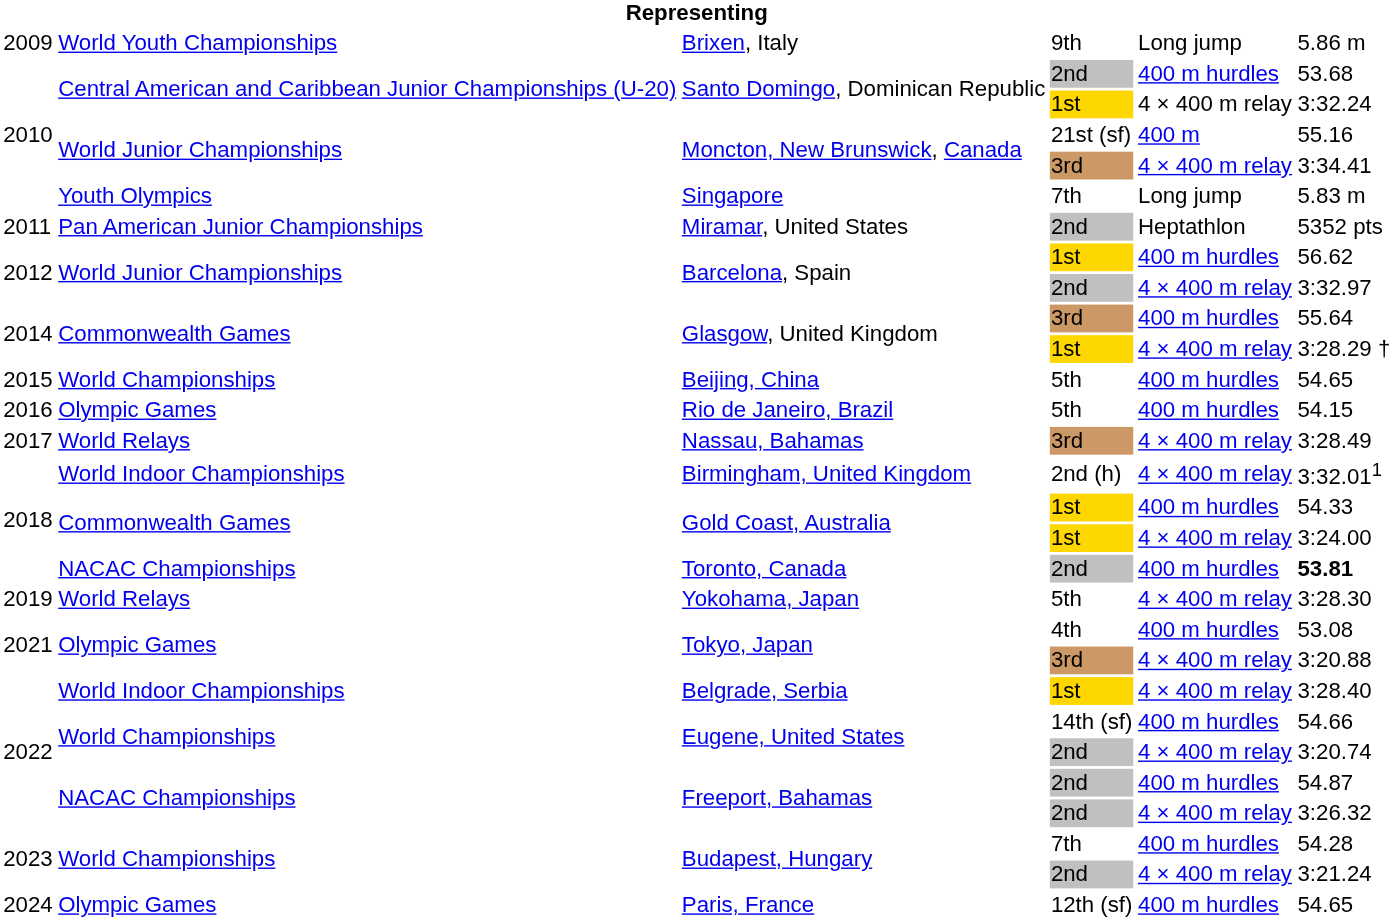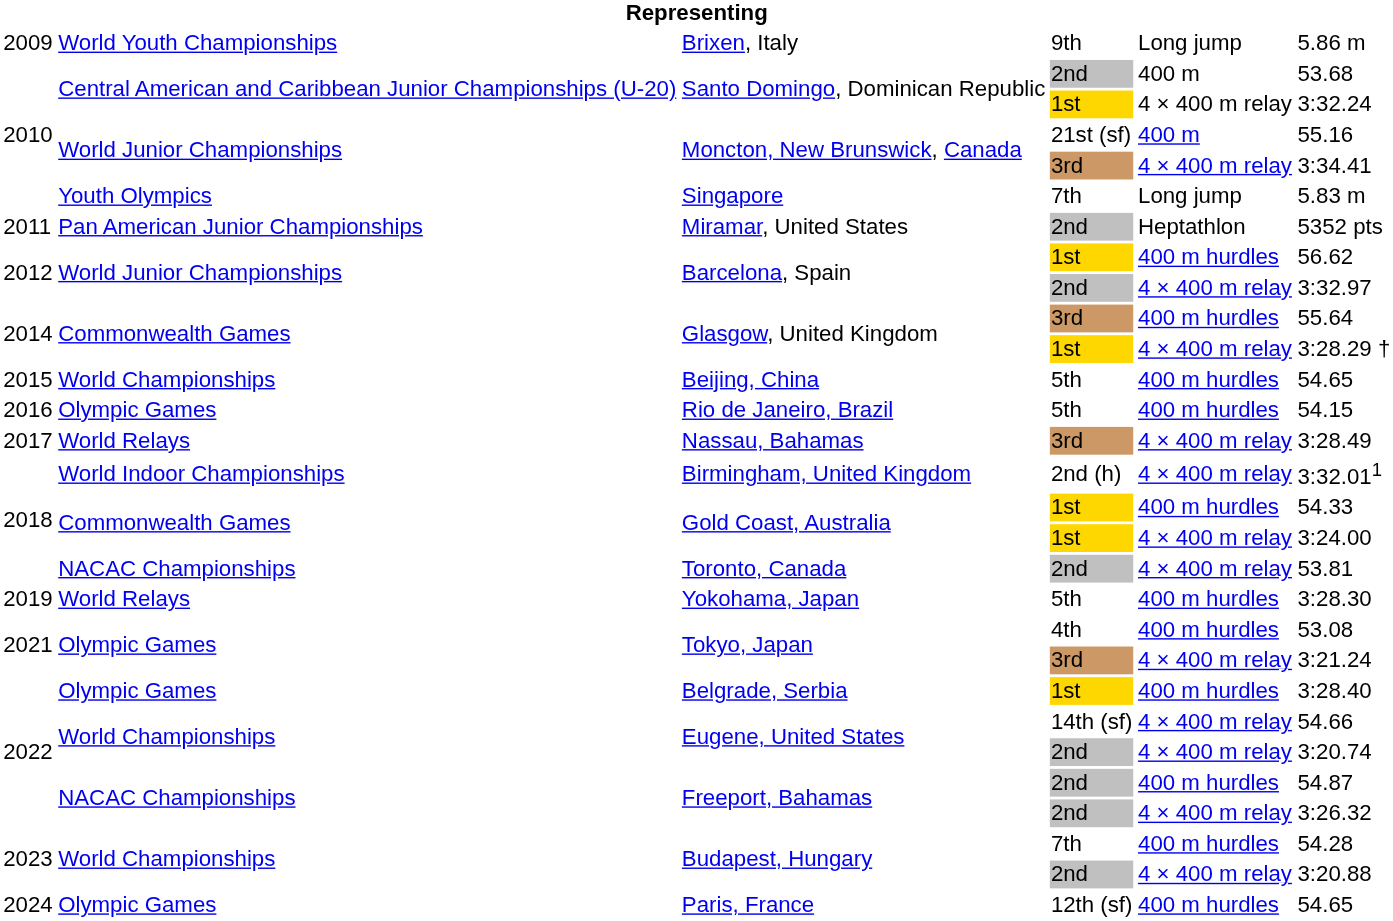(1208, 73) 400 m hurdles -> (1169, 73) 400 m
(1208, 568) 400 m hurdles -> (1215, 568) 4 × 400 m relay
(1325, 568) bold -> (1325, 568) normal
(1215, 599) 4 × 400 m relay -> (1208, 599) 400 m hurdles
(1335, 660) 3:20.88 -> (1335, 660) 3:21.24
(201, 691) World Indoor Championships -> (137, 691) Olympic Games
(1215, 691) 4 × 400 m relay -> (1208, 691) 400 m hurdles
(1208, 721) 400 m hurdles -> (1215, 721) 4 × 400 m relay
(1335, 874) 3:21.24 -> (1335, 874) 3:20.88
